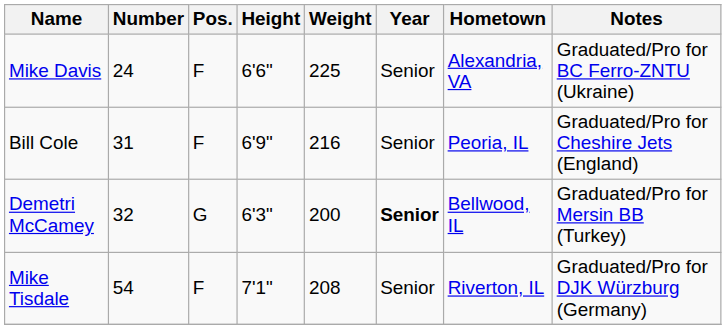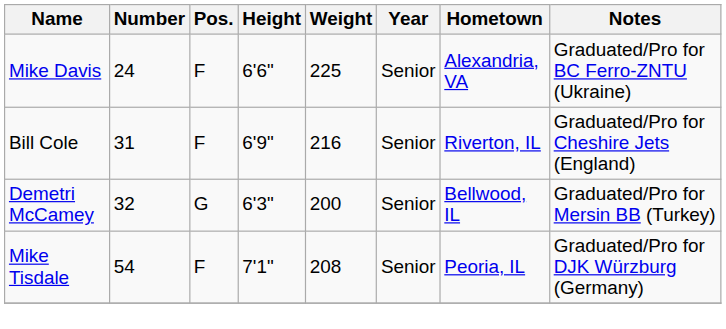(488, 143) Peoria, IL -> (493, 143) Riverton, IL
(410, 215) bold -> (408, 204) normal
(496, 287) Riverton, IL -> (485, 266) Peoria, IL
